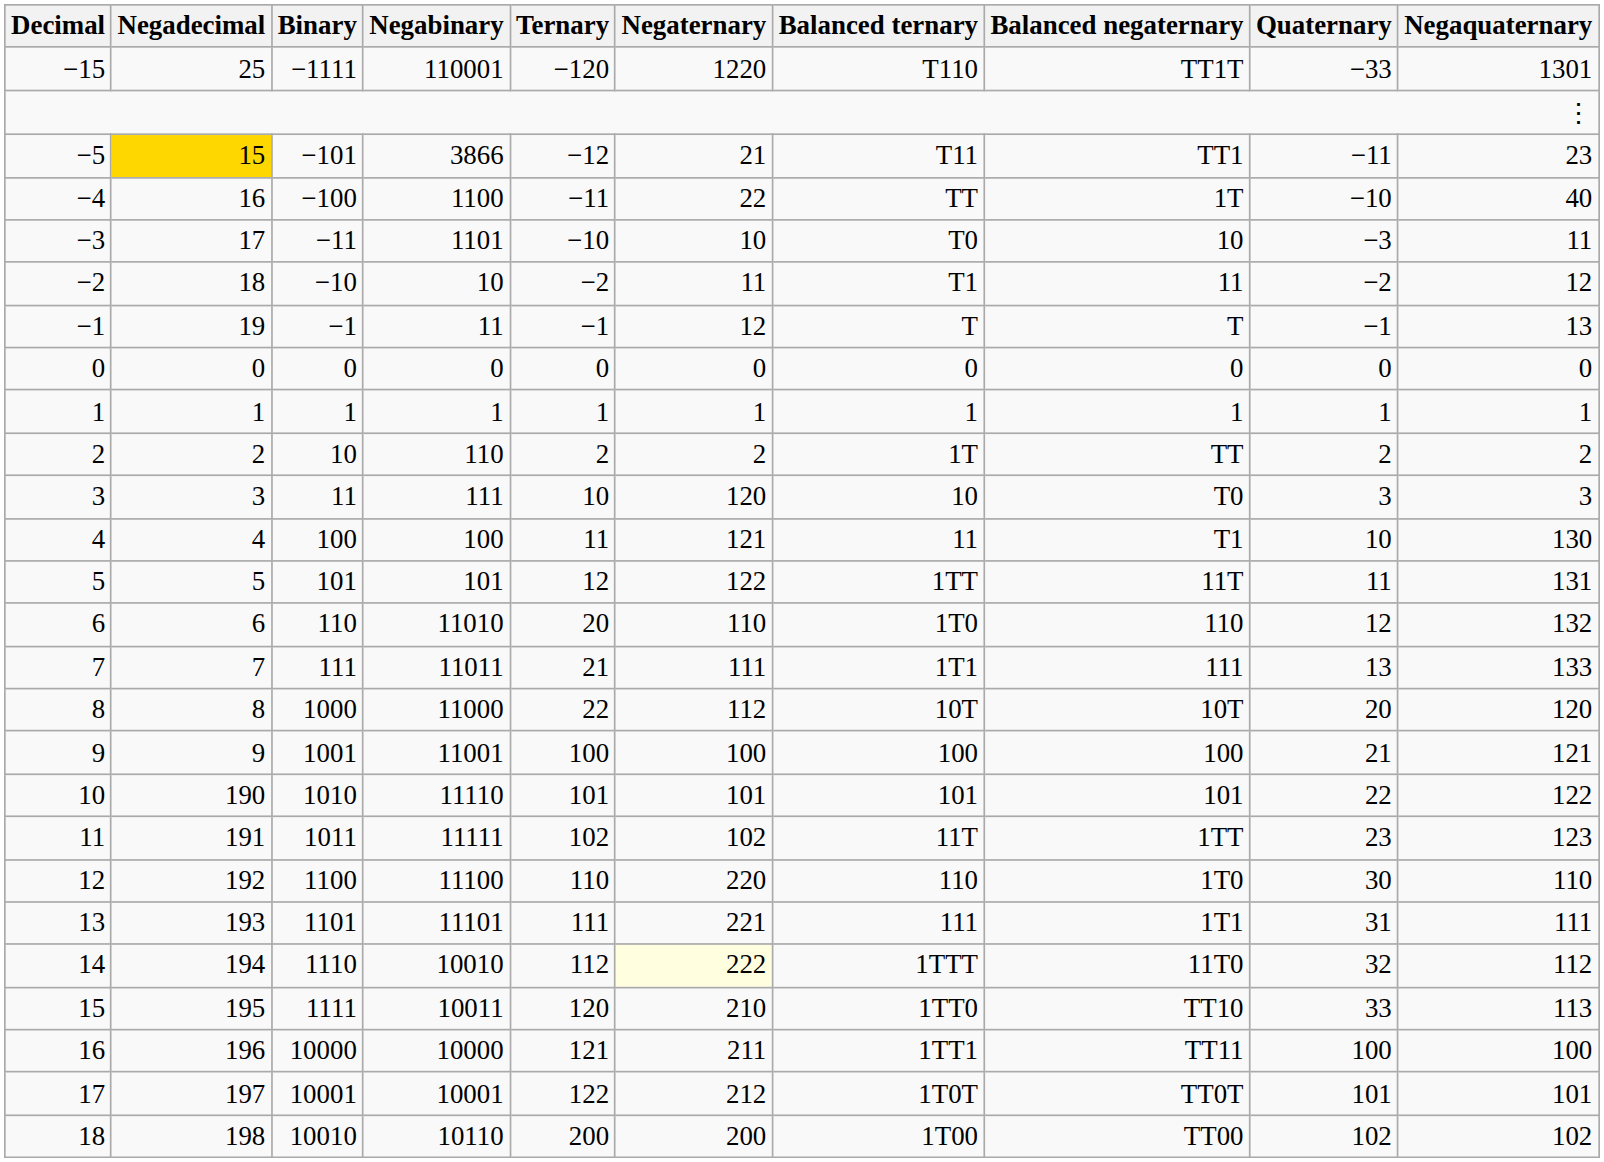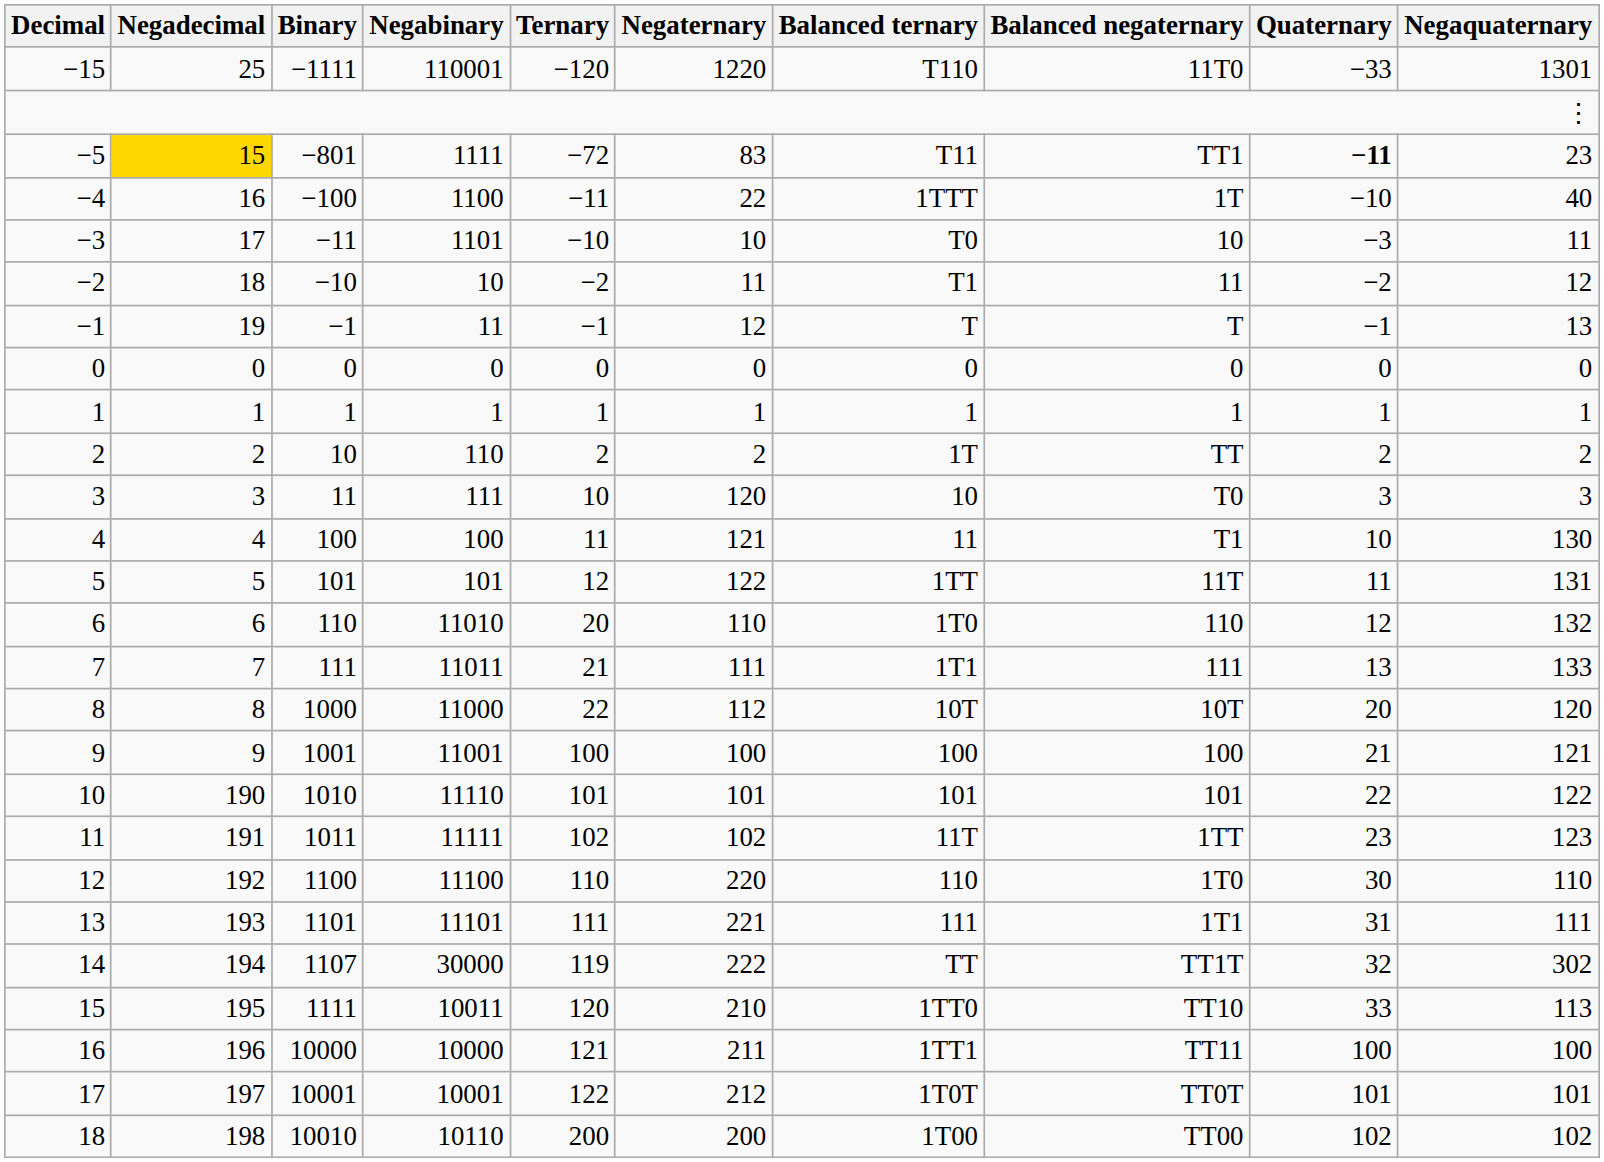(1212, 68) TT1T -> (1216, 68) 11T0
(329, 155) −101 -> (329, 155) −801
(477, 155) 3866 -> (478, 155) 1111
(588, 155) −12 -> (588, 155) −72
(753, 155) 21 -> (753, 155) 83
(1371, 155) normal -> (1371, 155) bold
(962, 198) TT -> (947, 198) 1TTT
(331, 965) 1110 -> (330, 965) 1107
(470, 965) 10010 -> (470, 965) 30000
(589, 965) 112 -> (589, 965) 119
(746, 965) lightyellow background -> (746, 965) no background
(947, 965) 1TTT -> (962, 965) TT
(1216, 965) 11T0 -> (1212, 965) TT1T
(1573, 965) 112 -> (1572, 965) 302
